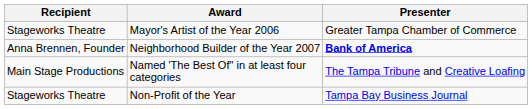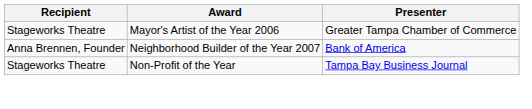(369, 48) bold -> (365, 48) normal
- row: (218, 71)
